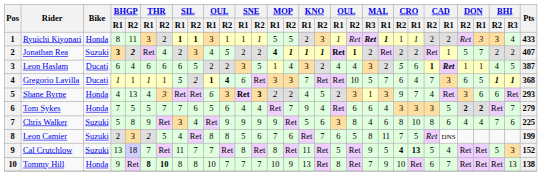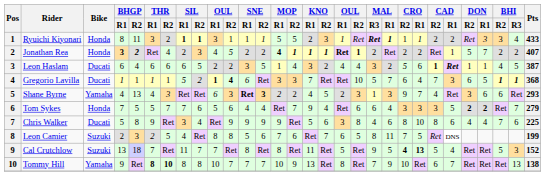(97, 52) Suzuki -> (99, 52) Honda
(97, 94) Honda -> (99, 94) Yamaha
(97, 122) Suzuki -> (99, 122) Ducati
(97, 164) Honda -> (99, 164) Yamaha
